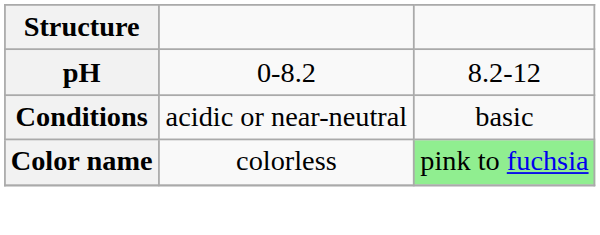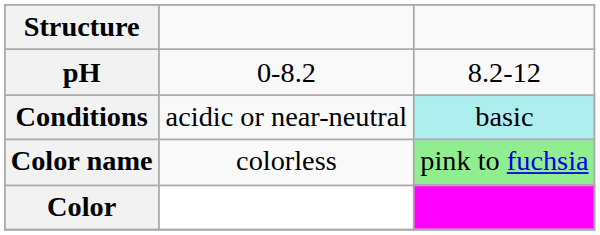(504, 116) no background -> (504, 116) paleturquoise background
+ row: (82, 206)
